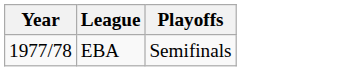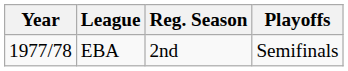+ column: (198, 19)
